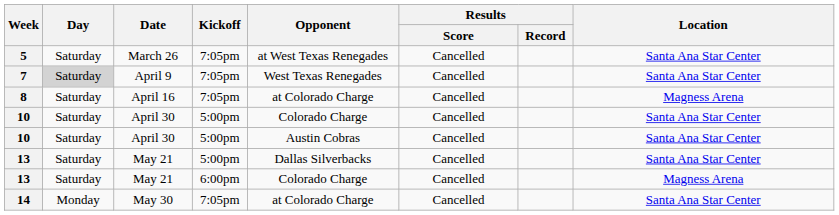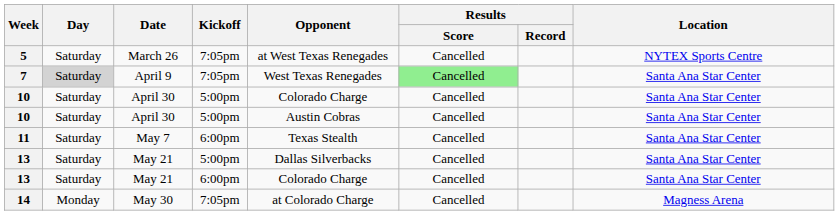(703, 55) Santa Ana Star Center -> (703, 55) NYTEX Sports Centre
(458, 76) no background -> (458, 76) lightgreen background
- row: (24, 96)
+ row: (24, 138)
(703, 179) Magness Arena -> (703, 179) Santa Ana Star Center
(703, 199) Santa Ana Star Center -> (703, 199) Magness Arena
